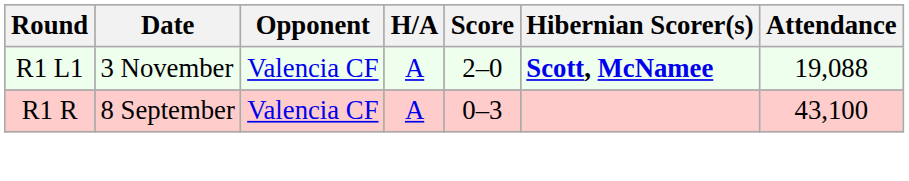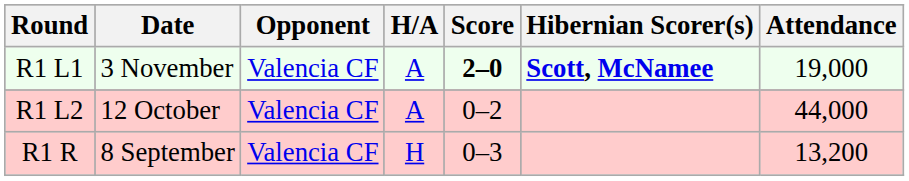(482, 68) normal -> (482, 68) bold
(831, 68) 19,088 -> (831, 68) 19,000
+ row: (50, 110)
(415, 110) A -> (415, 152) H
(831, 110) 43,100 -> (831, 152) 13,200
